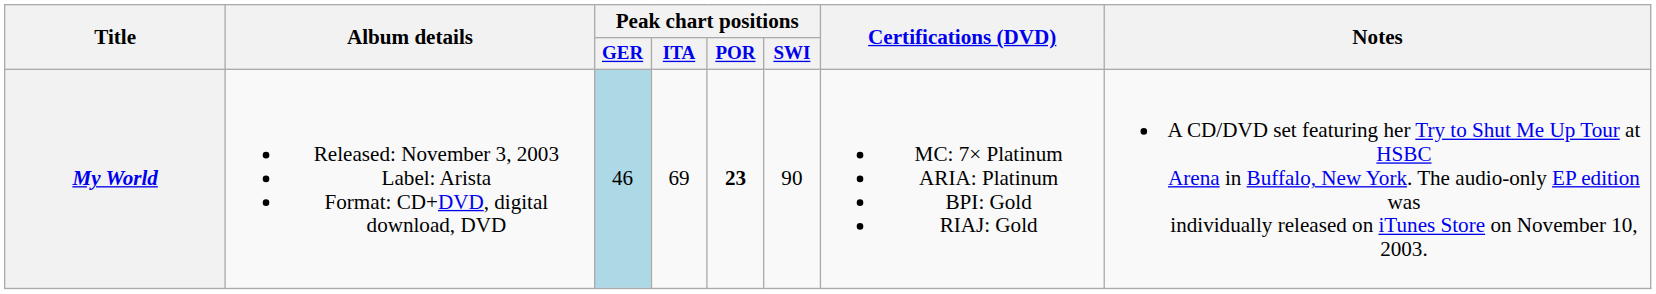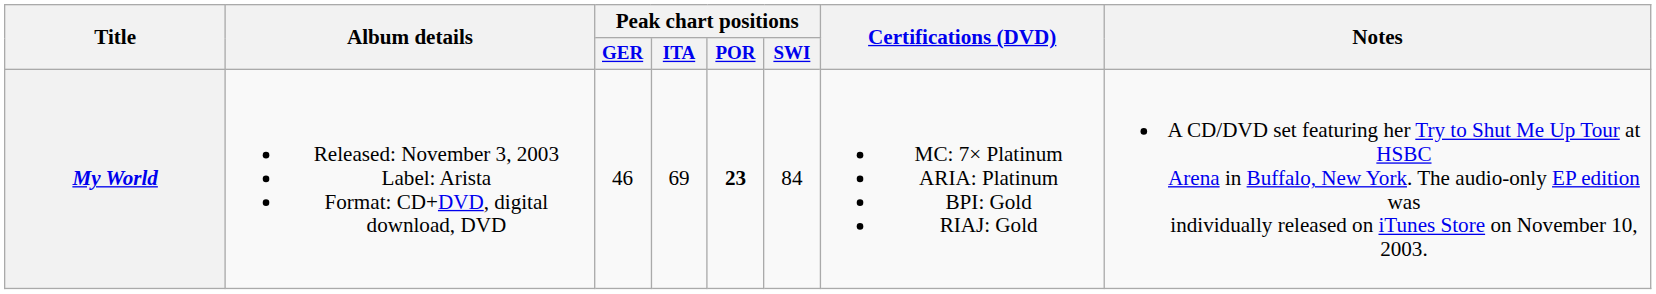(623, 178) lightblue background -> (623, 178) no background
(792, 178) 90 -> (792, 178) 84
